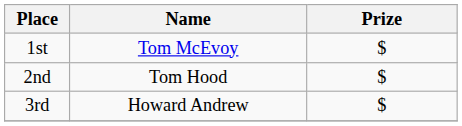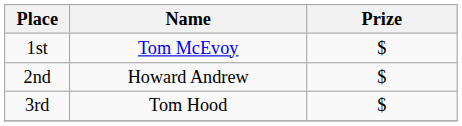(188, 76) Tom Hood -> (188, 76) Howard Andrew
(188, 105) Howard Andrew -> (188, 105) Tom Hood
